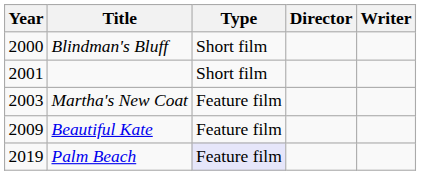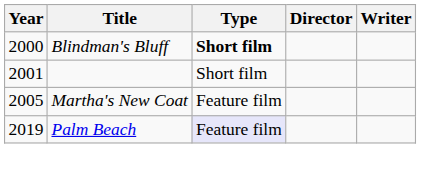(232, 45) normal -> (234, 45) bold
(26, 101) 2003 -> (26, 101) 2005
- row: (102, 128)
